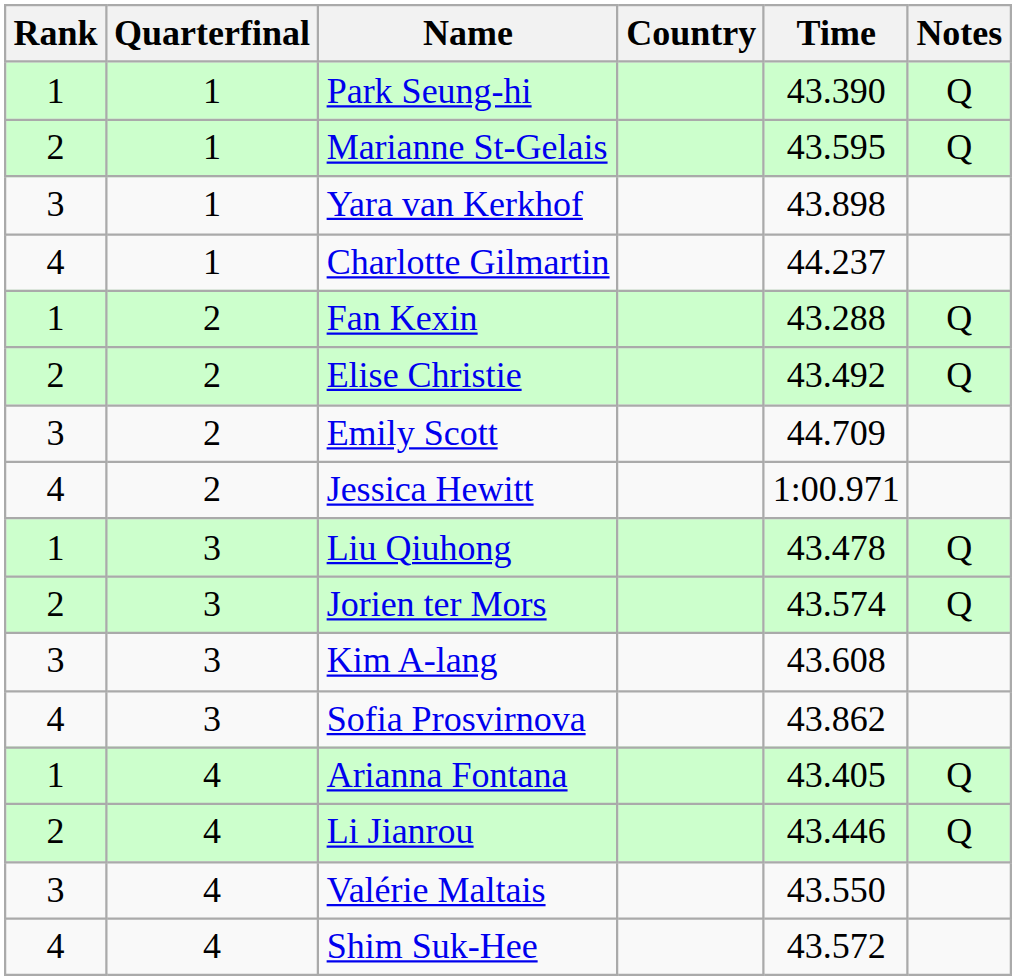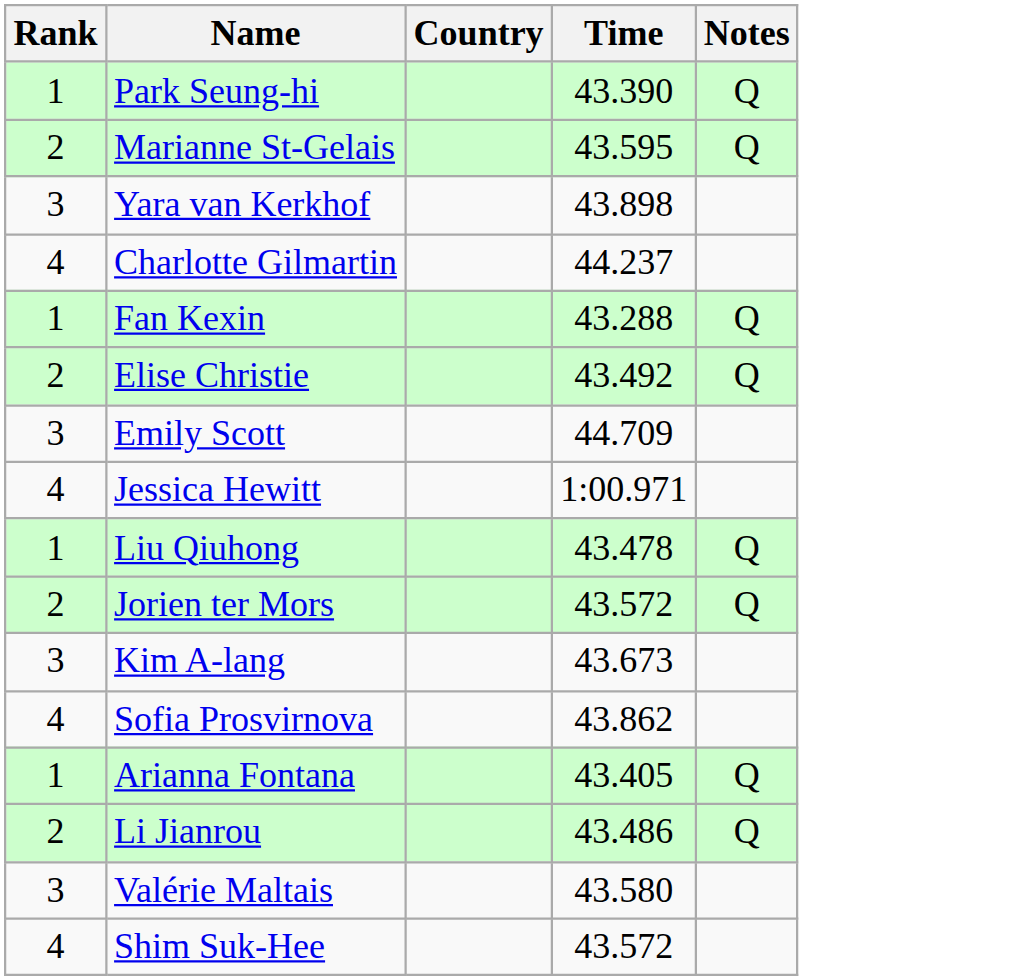- column: (212, 33)
(836, 603) 43.574 -> (624, 603) 43.572
(836, 661) 43.608 -> (624, 661) 43.673
(836, 832) 43.446 -> (624, 832) 43.486
(836, 889) 43.550 -> (624, 889) 43.580
